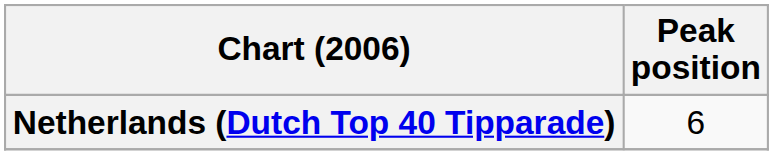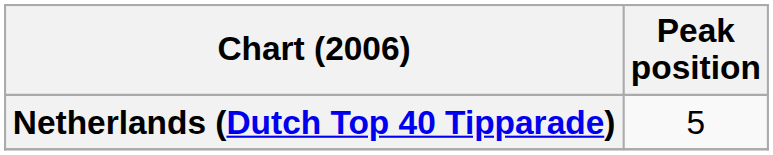(696, 121) 6 -> (696, 121) 5
